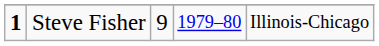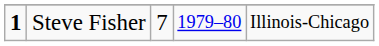(162, 22) 9 -> (162, 22) 7
